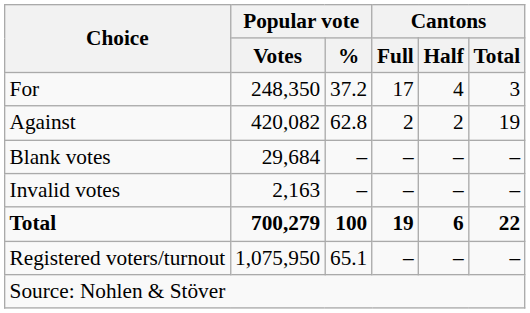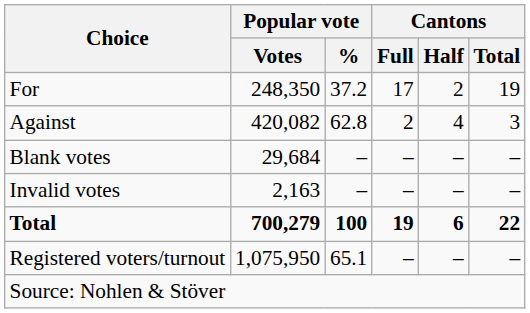(458, 88) 4 -> (458, 88) 2
(515, 88) 3 -> (509, 88) 19
(458, 122) 2 -> (458, 122) 4
(509, 122) 19 -> (515, 122) 3
